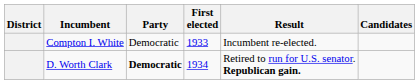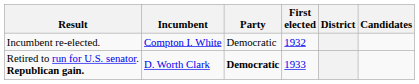columns swapped: (24, 25) <-> (289, 25)
(197, 42) 1933 -> (295, 42) 1932
(197, 65) 1934 -> (295, 65) 1933
